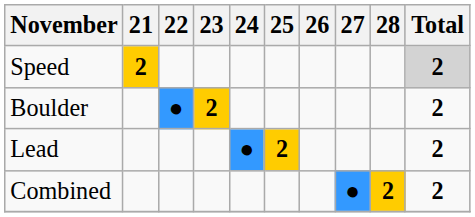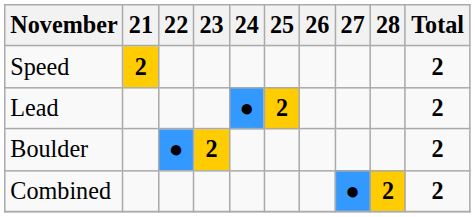(438, 66) lightgrey background -> (438, 66) no background
rows swapped: (49, 107) <-> (34, 149)
